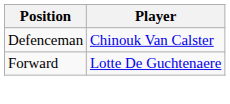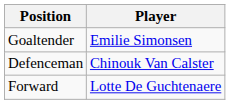+ row: (41, 39)
